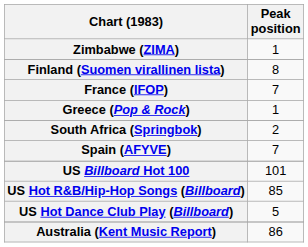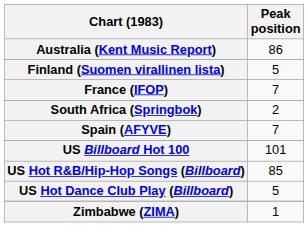rows swapped: (126, 232) <-> (126, 49)
(276, 69) 8 -> (276, 69) 5
- row: (126, 110)
